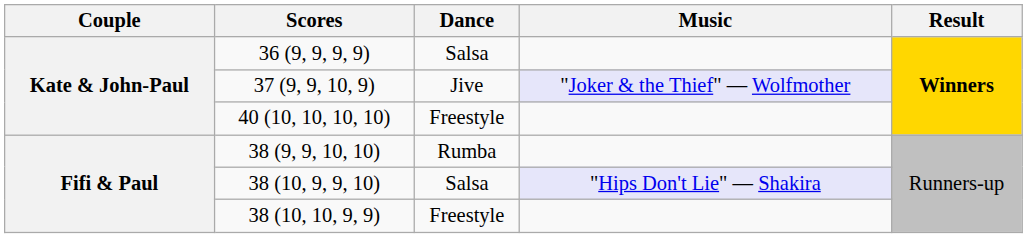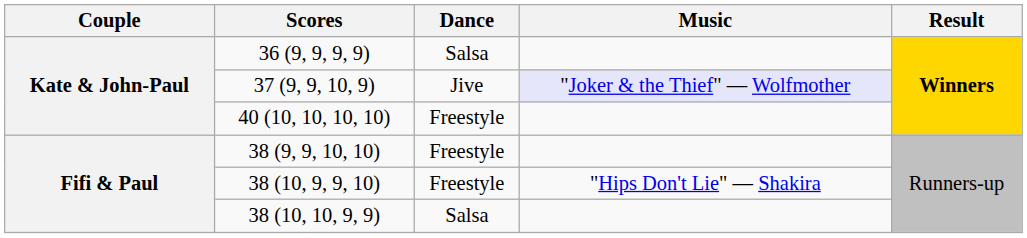(467, 150) Rumba -> (467, 150) Freestyle
(467, 183) Salsa -> (467, 183) Freestyle
(705, 183) lavender background -> (705, 183) no background
(467, 215) Freestyle -> (467, 215) Salsa
